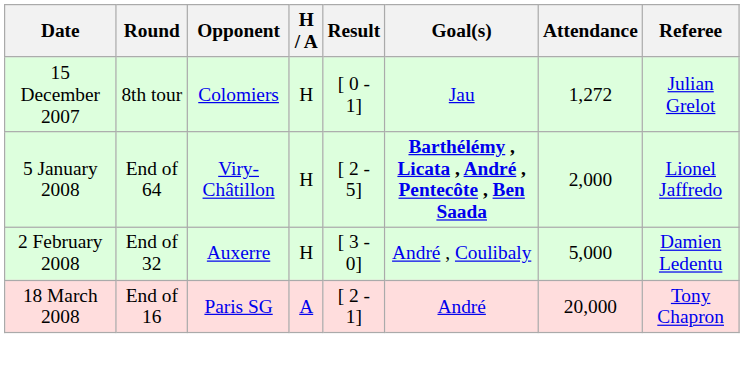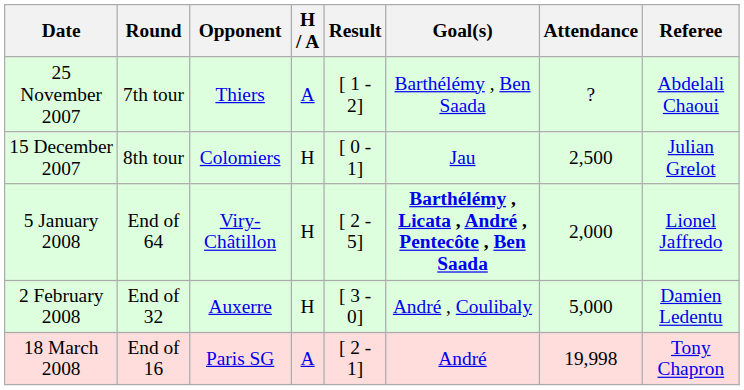+ row: (61, 94)
(590, 94) 1,272 -> (591, 157) 2,500
(590, 306) 20,000 -> (591, 358) 19,998
